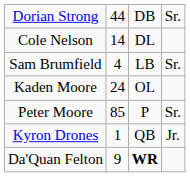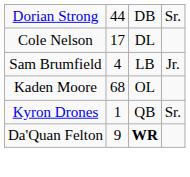(117, 40) 14 -> (117, 40) 17
(173, 64) Sr. -> (173, 64) Jr.
(117, 87) 24 -> (117, 87) 68
- row: (55, 111)
(173, 135) Jr. -> (173, 111) Sr.
